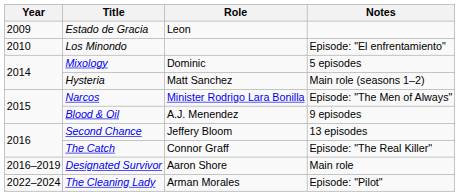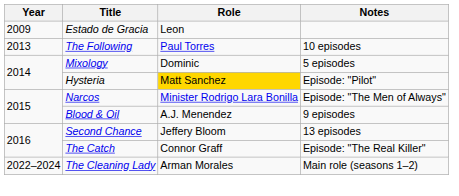- row: (96, 47)
+ row: (99, 47)
(200, 81) no background -> (193, 81) gold background
(367, 81) Main role (seasons 1–2) -> (340, 81) Episode: "Pilot"
- row: (114, 166)
(346, 183) Episode: "Pilot" -> (360, 166) Main role (seasons 1–2)
